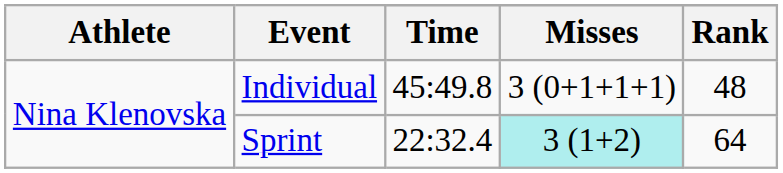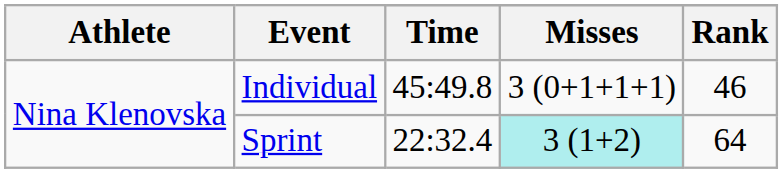(730, 86) 48 -> (730, 86) 46
